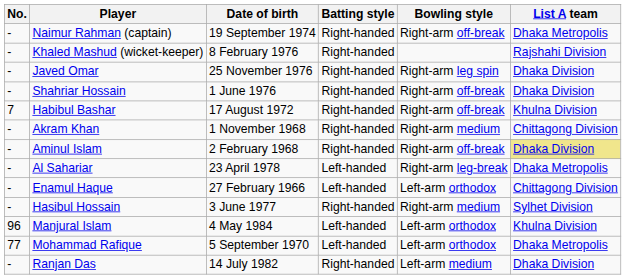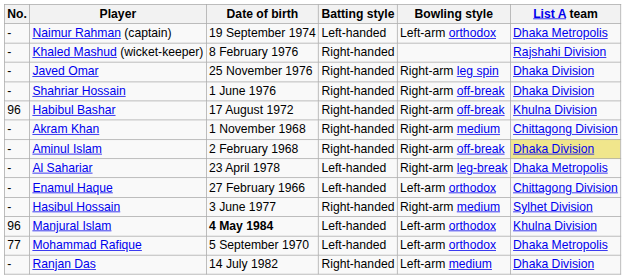(358, 33) Right-handed -> (354, 33) Left-handed
(452, 33) Right-arm off-break -> (448, 33) Left-arm orthodox
(11, 110) 7 -> (14, 110) 96
(241, 226) normal -> (241, 226) bold
